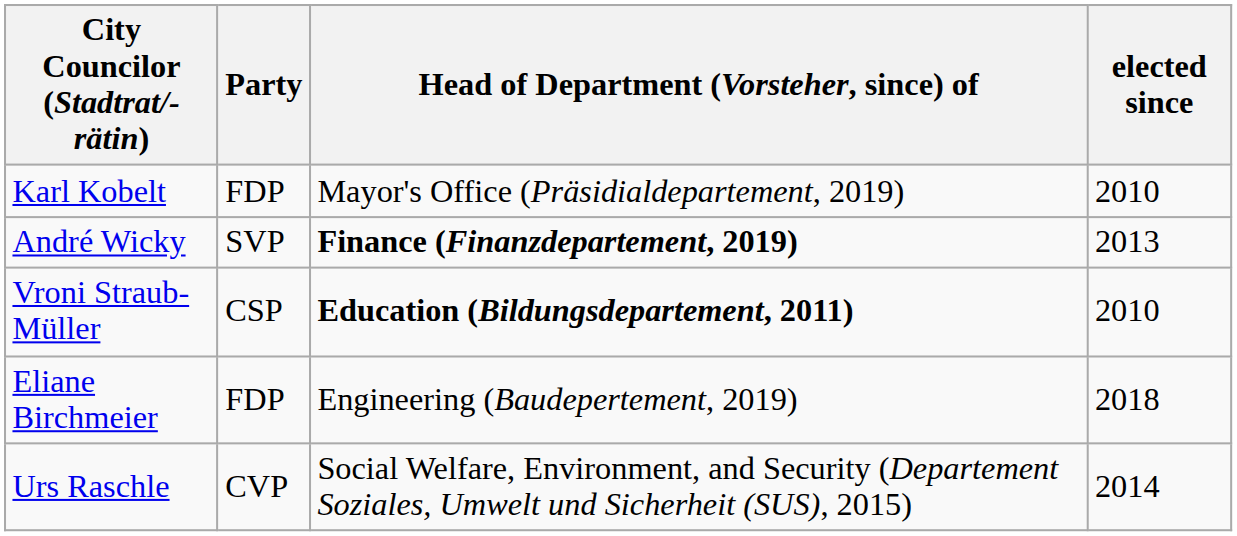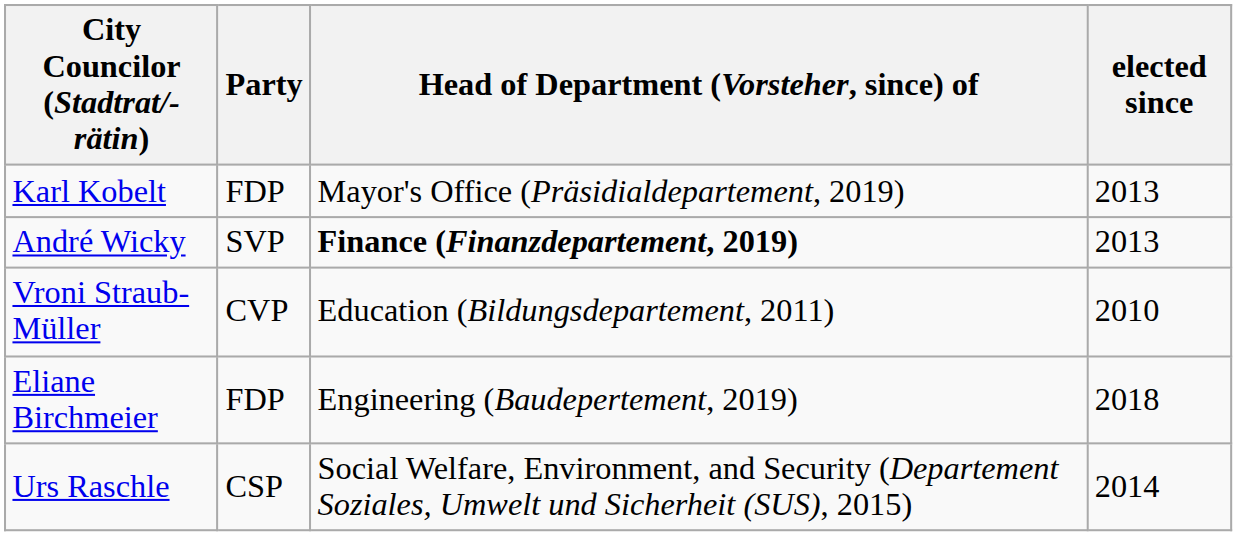(1127, 190) 2010 -> (1127, 190) 2013
(254, 311) CSP -> (257, 311) CVP
(585, 311) bold -> (576, 311) normal
(257, 486) CVP -> (254, 486) CSP
